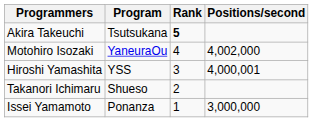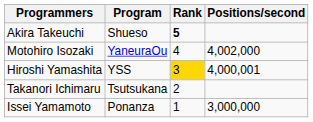(137, 32) Tsutsukana -> (128, 32) Shueso
(176, 70) no background -> (176, 70) gold background
(128, 88) Shueso -> (137, 88) Tsutsukana
